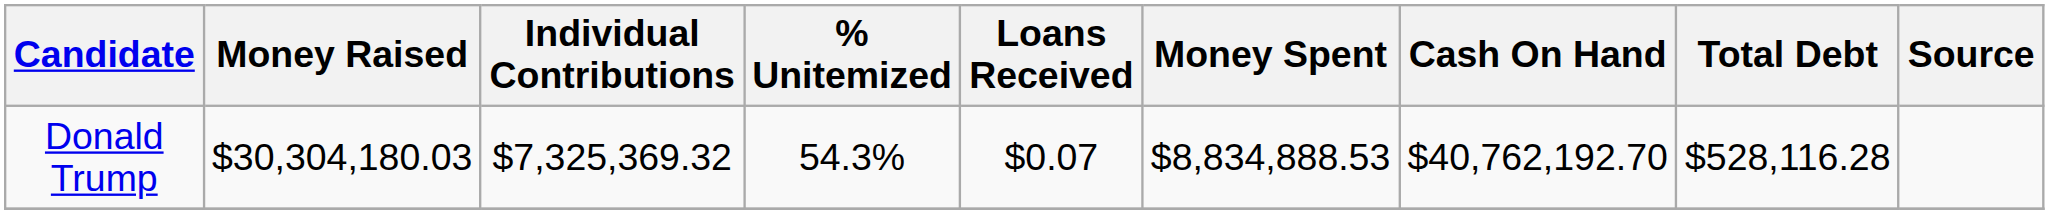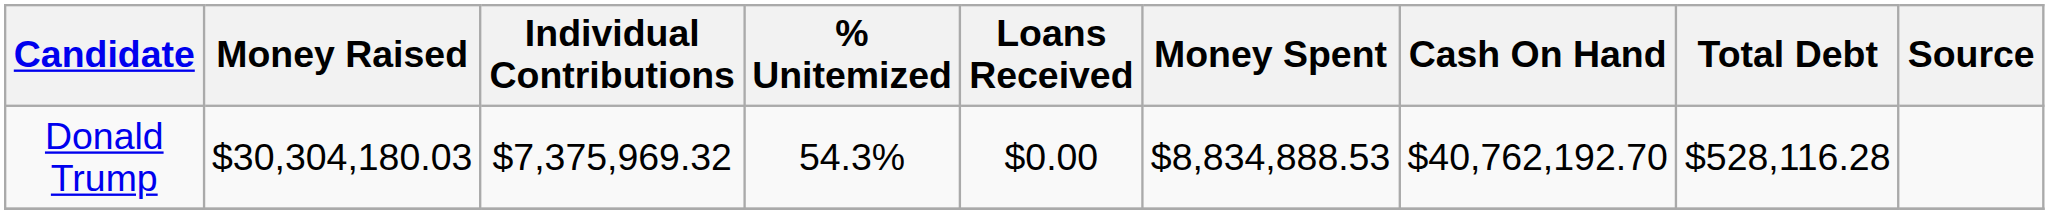(612, 156) $7,325,369.32 -> (612, 156) $7,375,969.32
(1051, 156) $0.07 -> (1051, 156) $0.00
